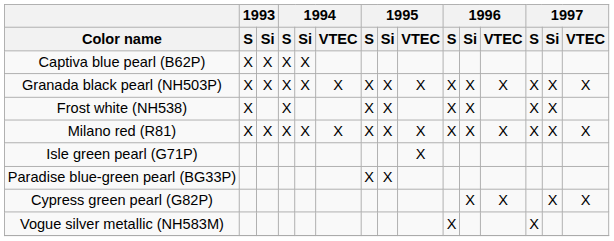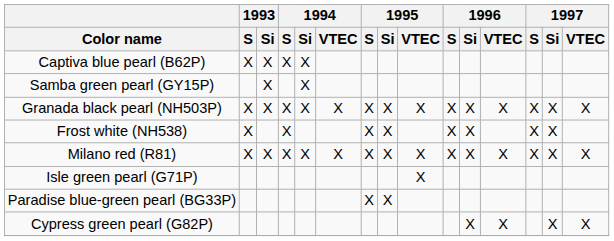+ row: (122, 85)
- row: (122, 223)
